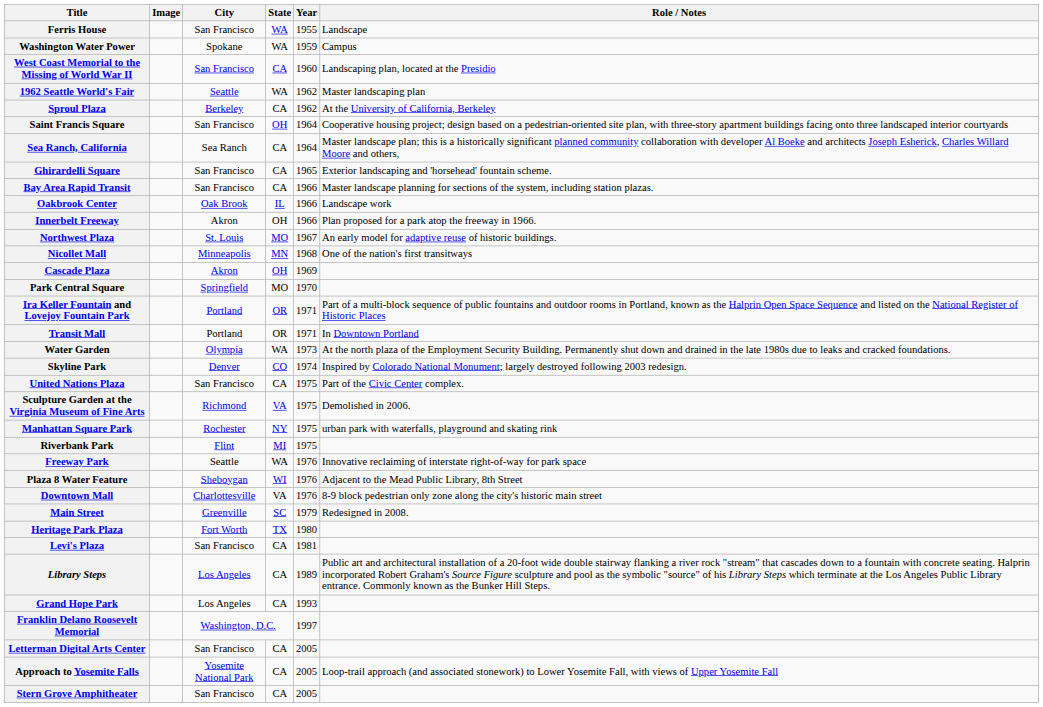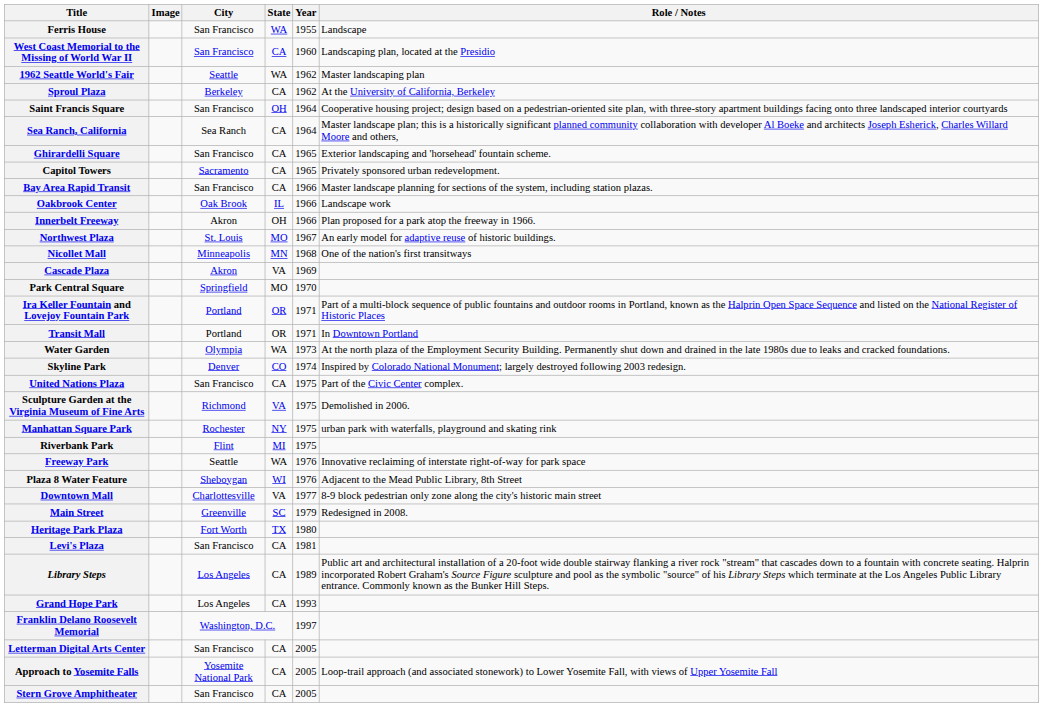- row: (77, 46)
+ row: (77, 170)
(280, 271) OH -> (279, 271) VA
(307, 495) 1976 -> (306, 495) 1977
